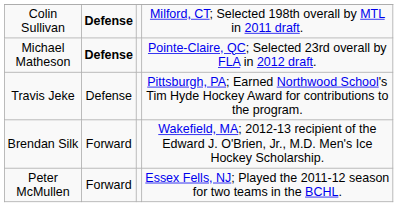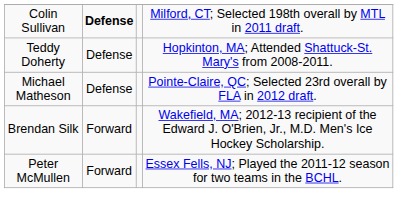+ row: (43, 55)
(109, 55) bold -> (109, 89) normal
- row: (43, 96)
